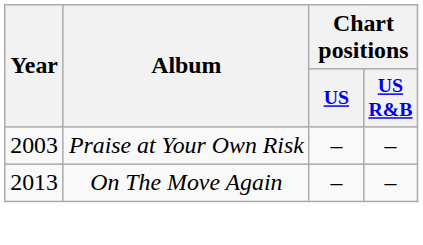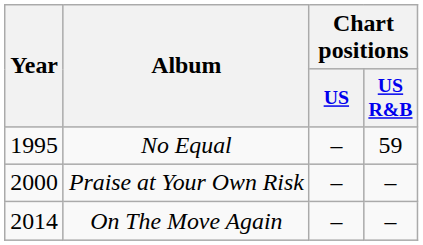+ row: (186, 145)
(34, 145) 2003 -> (34, 182) 2000
(34, 182) 2013 -> (34, 220) 2014
